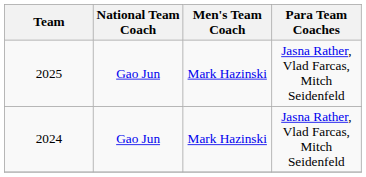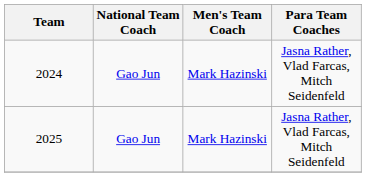rows swapped: (49, 73) <-> (49, 139)
